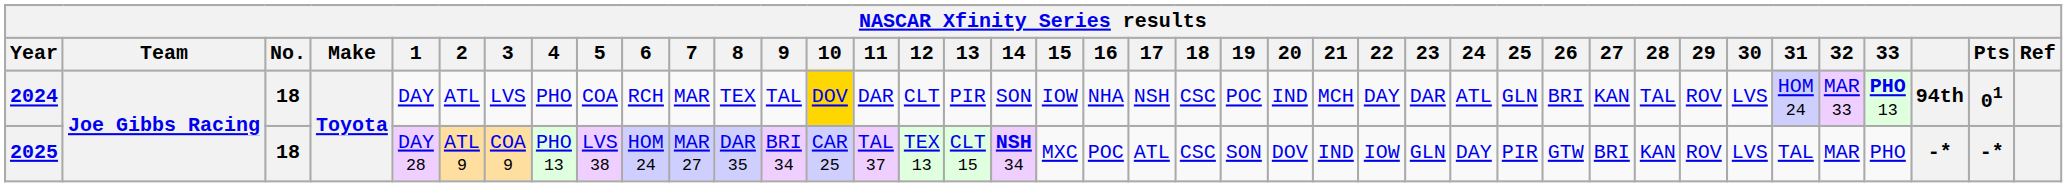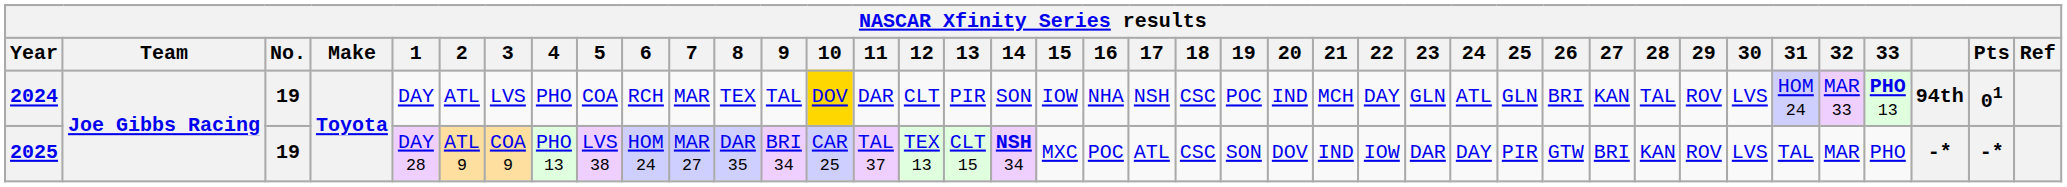(288, 97) 18 -> (288, 97) 19
(1428, 97) DAR -> (1428, 97) GLN
(288, 153) 18 -> (288, 153) 19
(1428, 153) GLN -> (1428, 153) DAR
